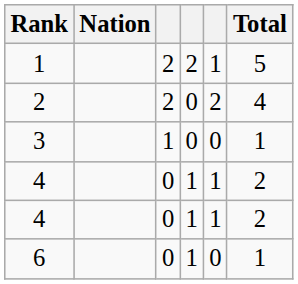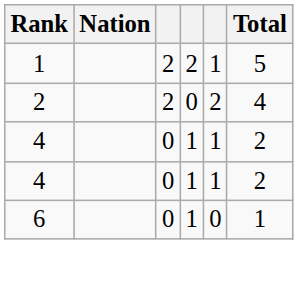- row: (39, 141)
